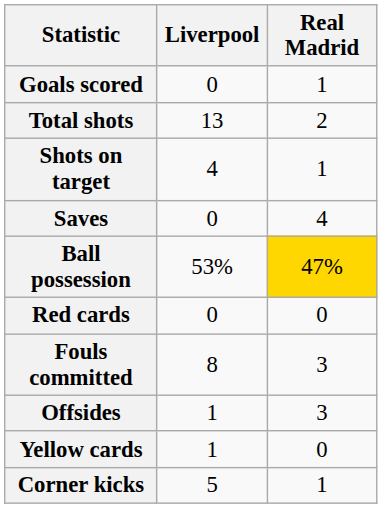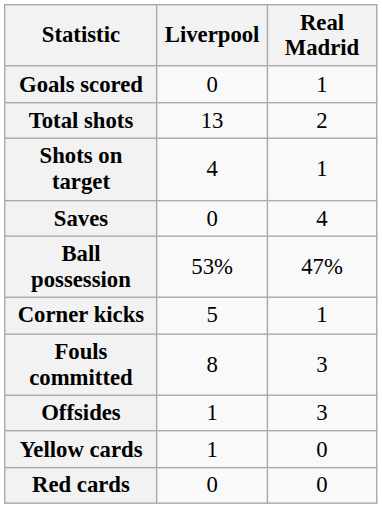(322, 266) gold background -> (322, 266) no background
rows swapped: (81, 485) <-> (81, 315)
